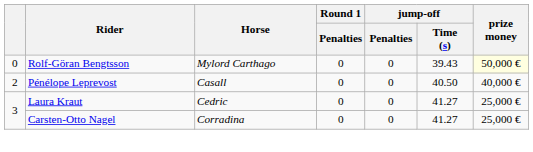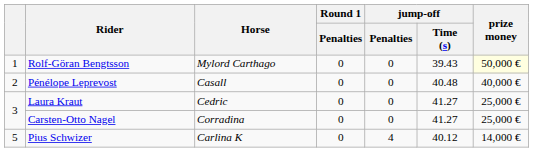(15, 64) 0 -> (15, 64) 1
(445, 82) 40.50 -> (445, 82) 40.48
+ row: (60, 138)
